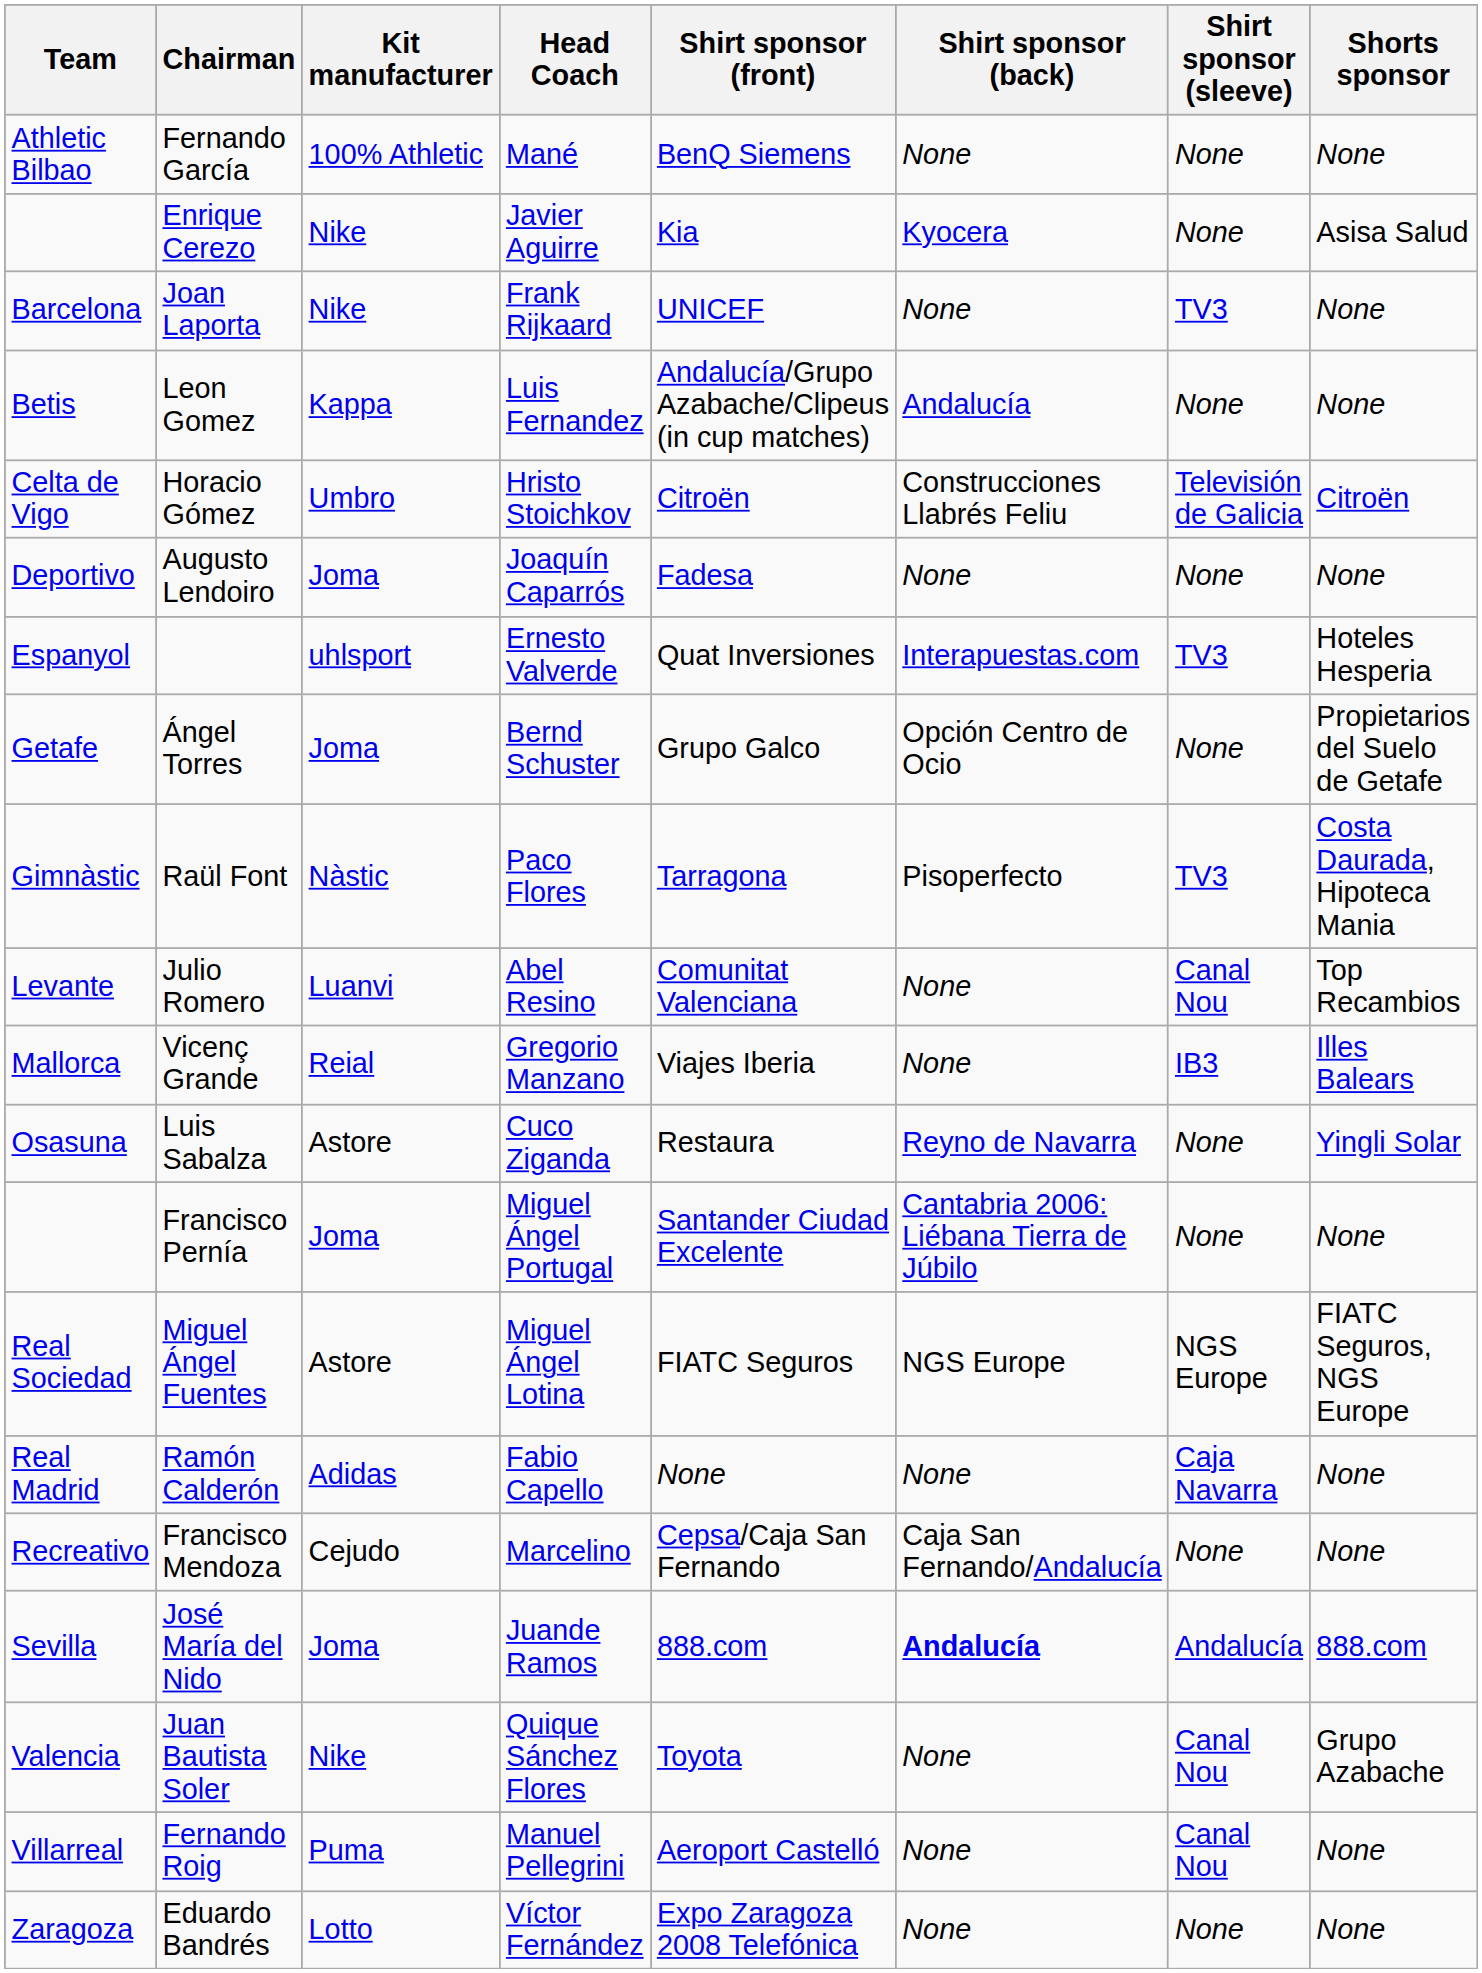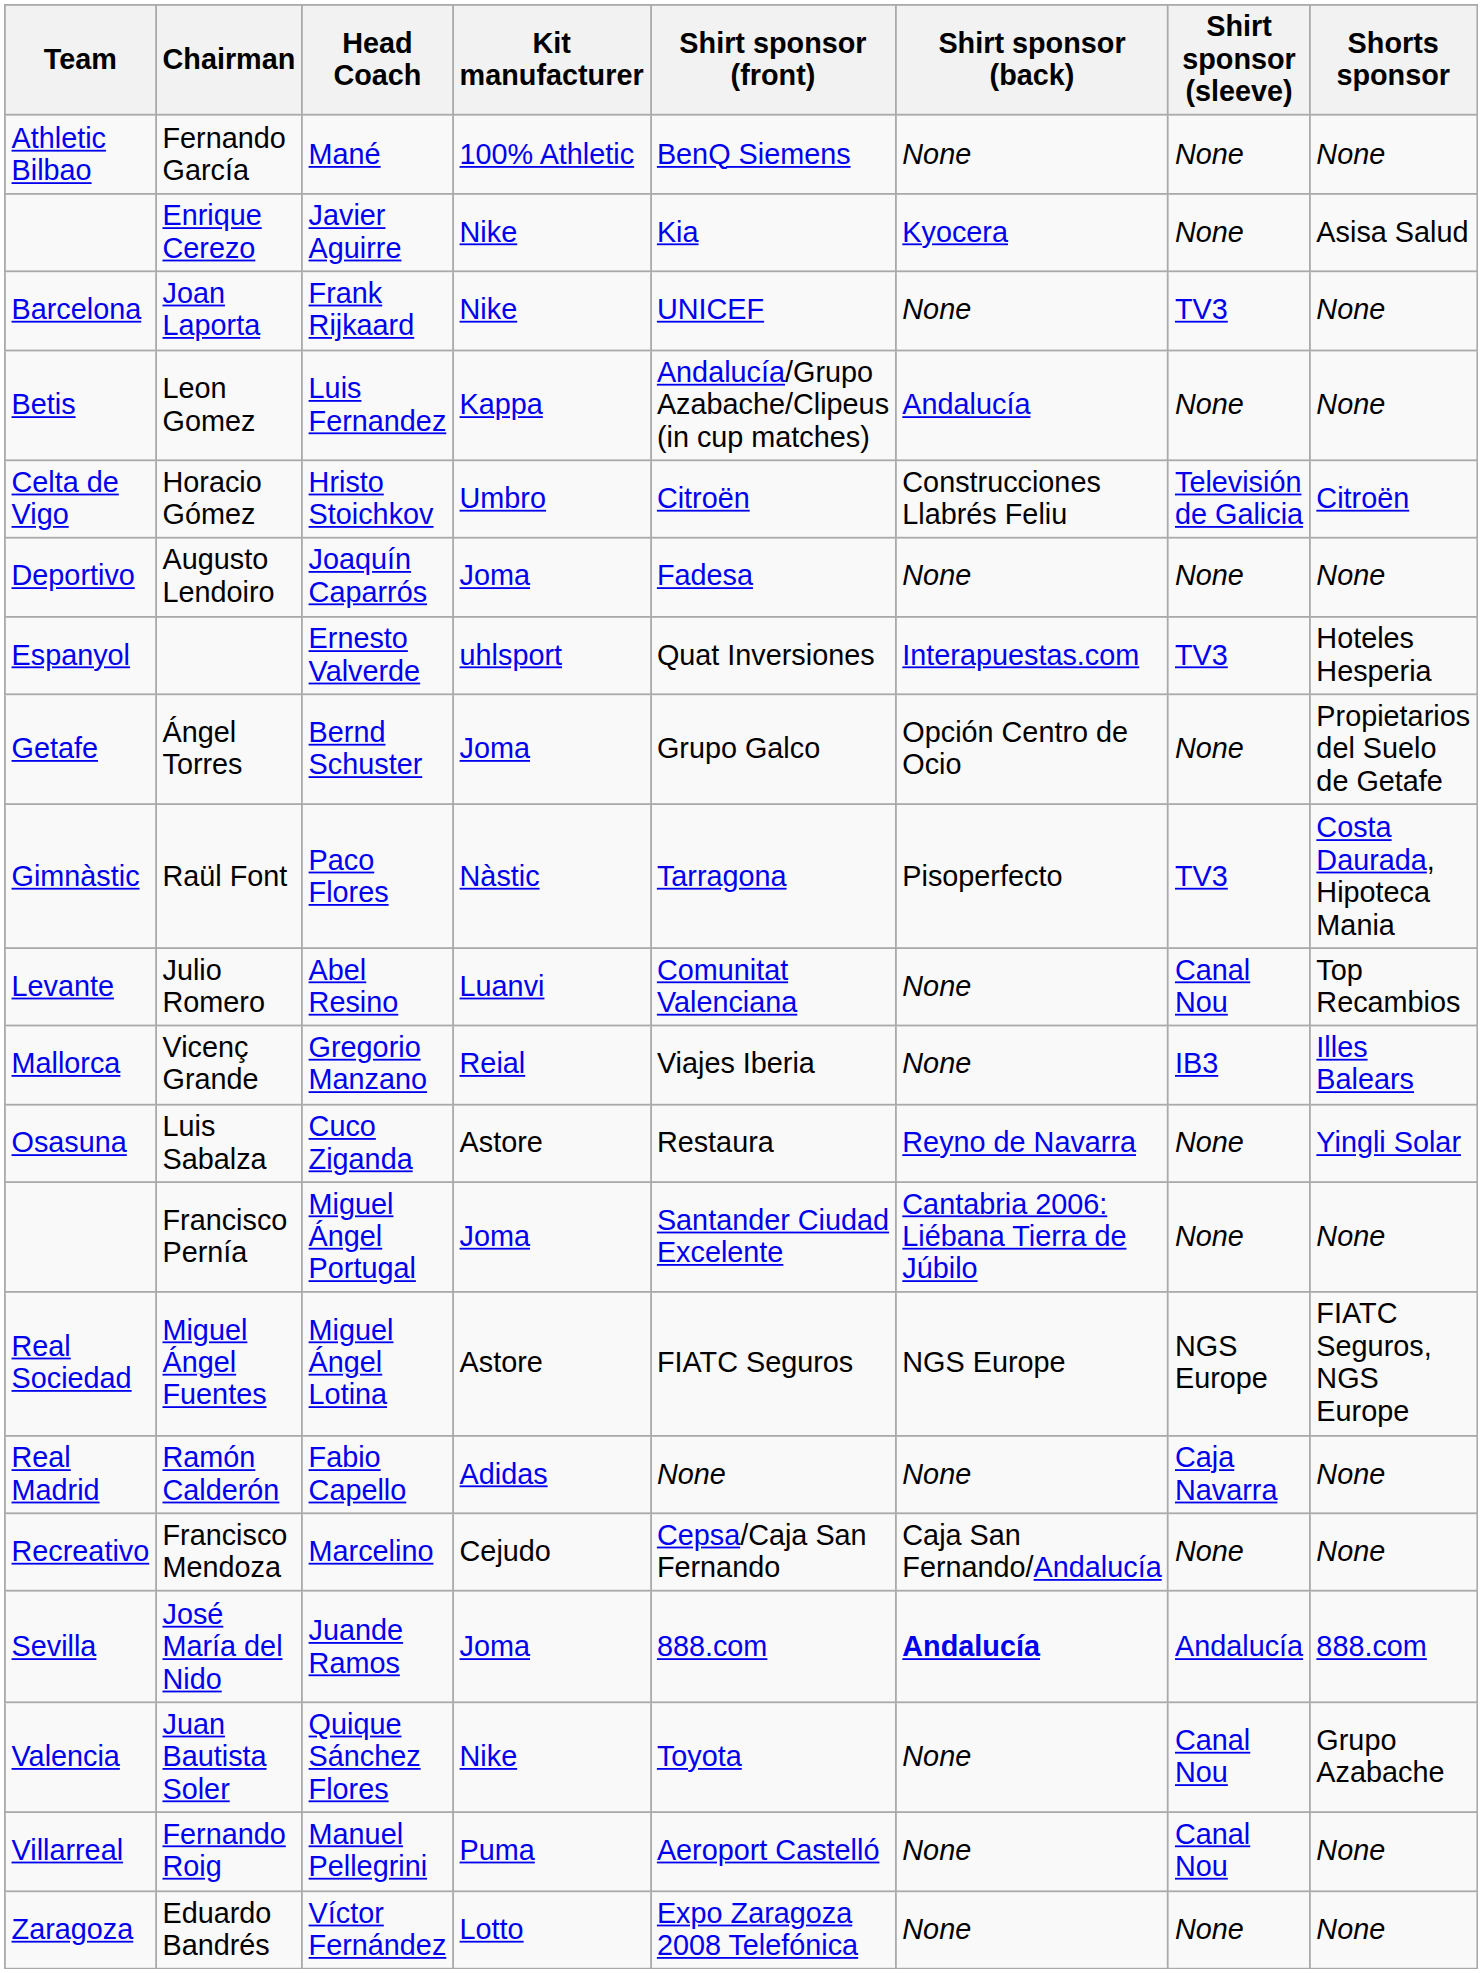columns swapped: (575, 59) <-> (401, 59)
